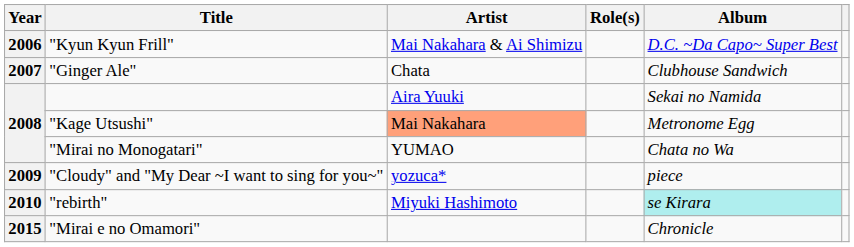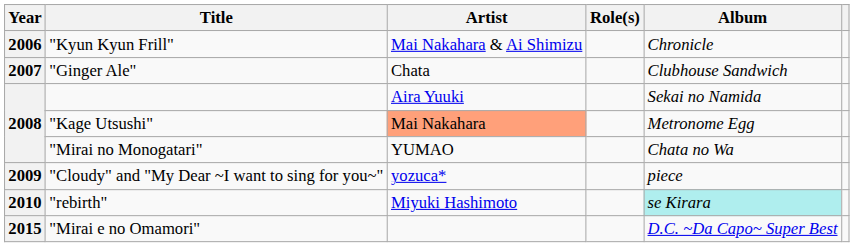(743, 44) D.C. ~Da Capo~ Super Best -> (681, 44) Chronicle
(681, 228) Chronicle -> (743, 228) D.C. ~Da Capo~ Super Best
